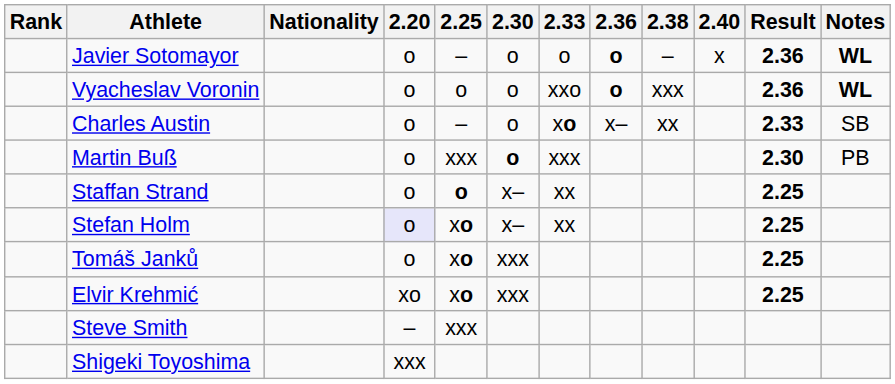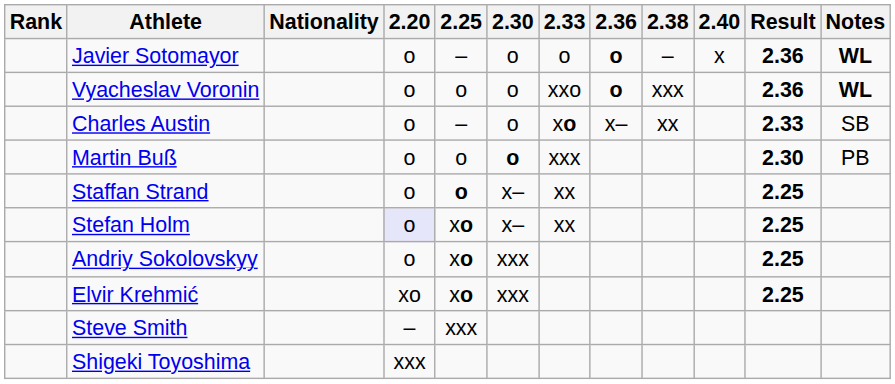(461, 158) xxx -> (461, 158) o
- row: (135, 259)
+ row: (165, 259)
